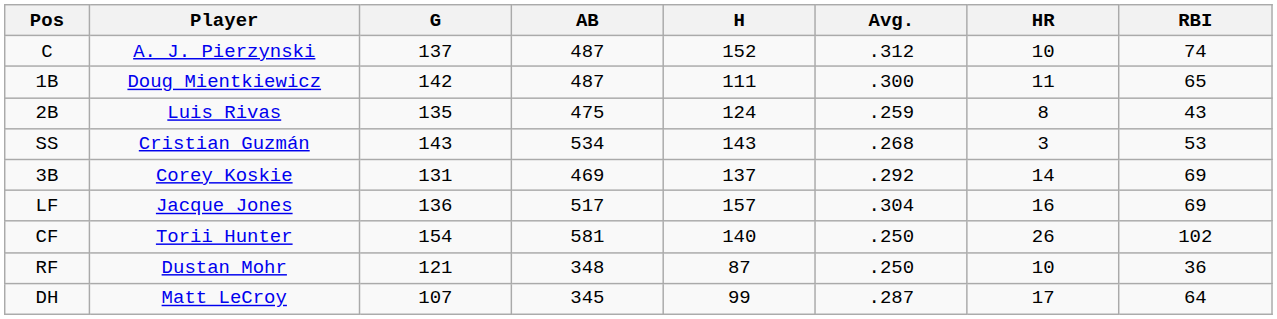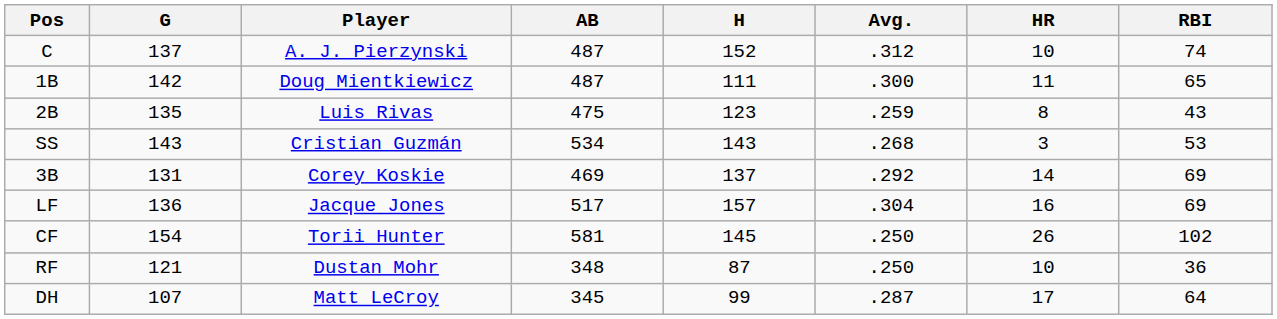columns swapped: (224, 20) <-> (435, 20)
(739, 113) 124 -> (739, 113) 123
(739, 237) 140 -> (739, 237) 145
